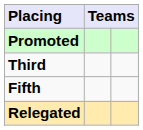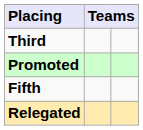rows swapped: (43, 40) <-> (27, 64)
